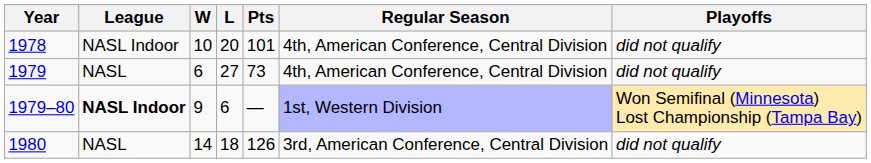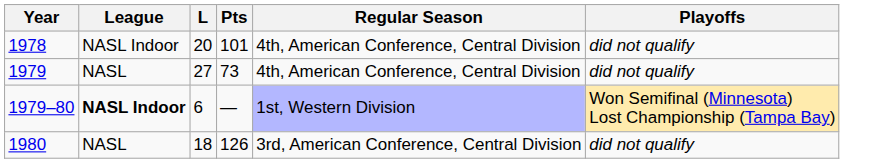- column: (203, 17)
